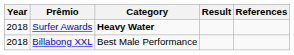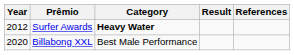(17, 27) 2018 -> (17, 27) 2012
(17, 42) 2018 -> (17, 42) 2020
